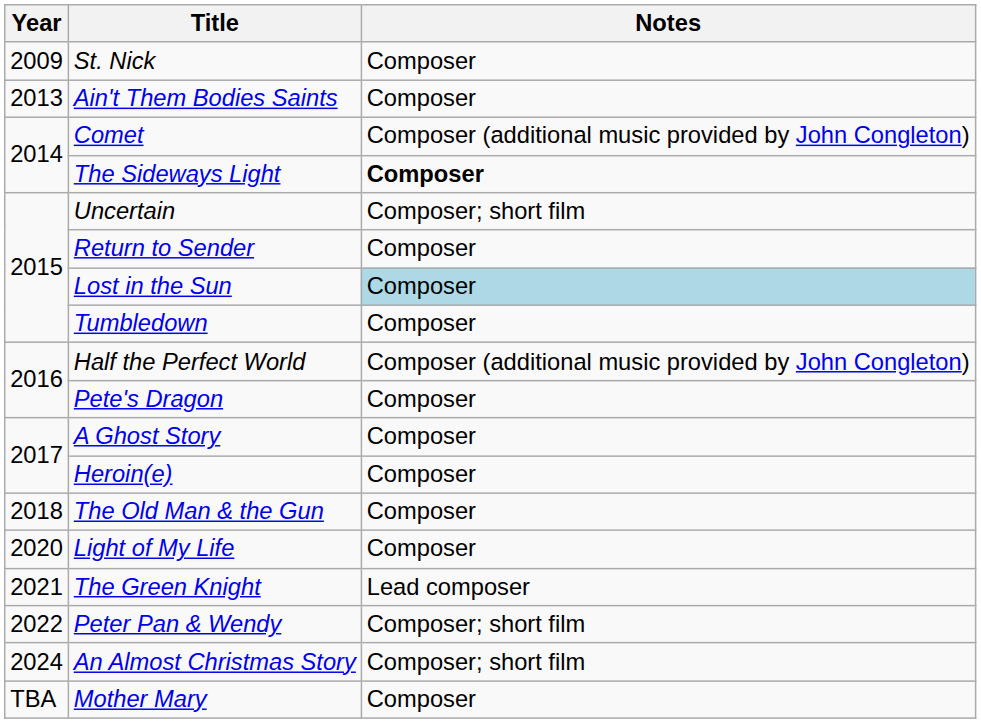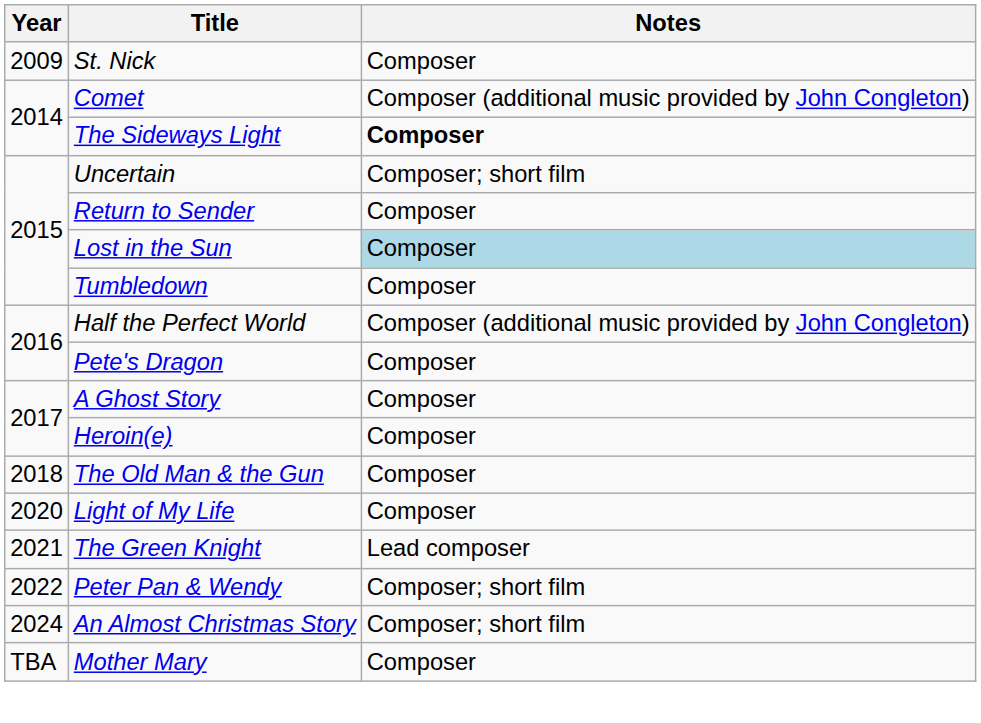- row: (206, 98)
